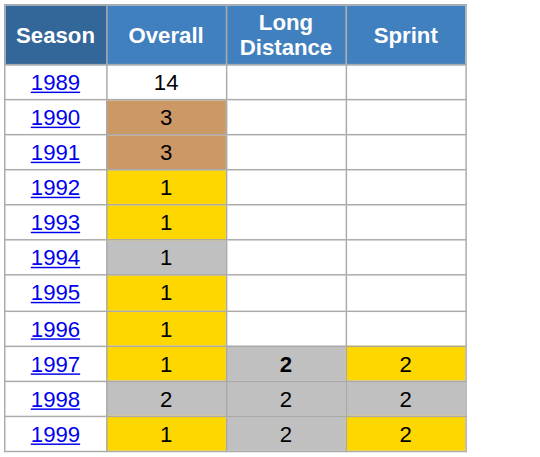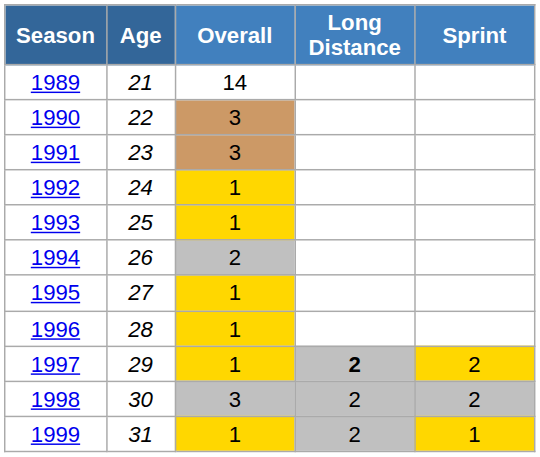+ column: (141, 35)
(166, 258) 1 -> (235, 258) 2
(166, 399) 2 -> (235, 399) 3
(406, 434) 2 -> (474, 434) 1
